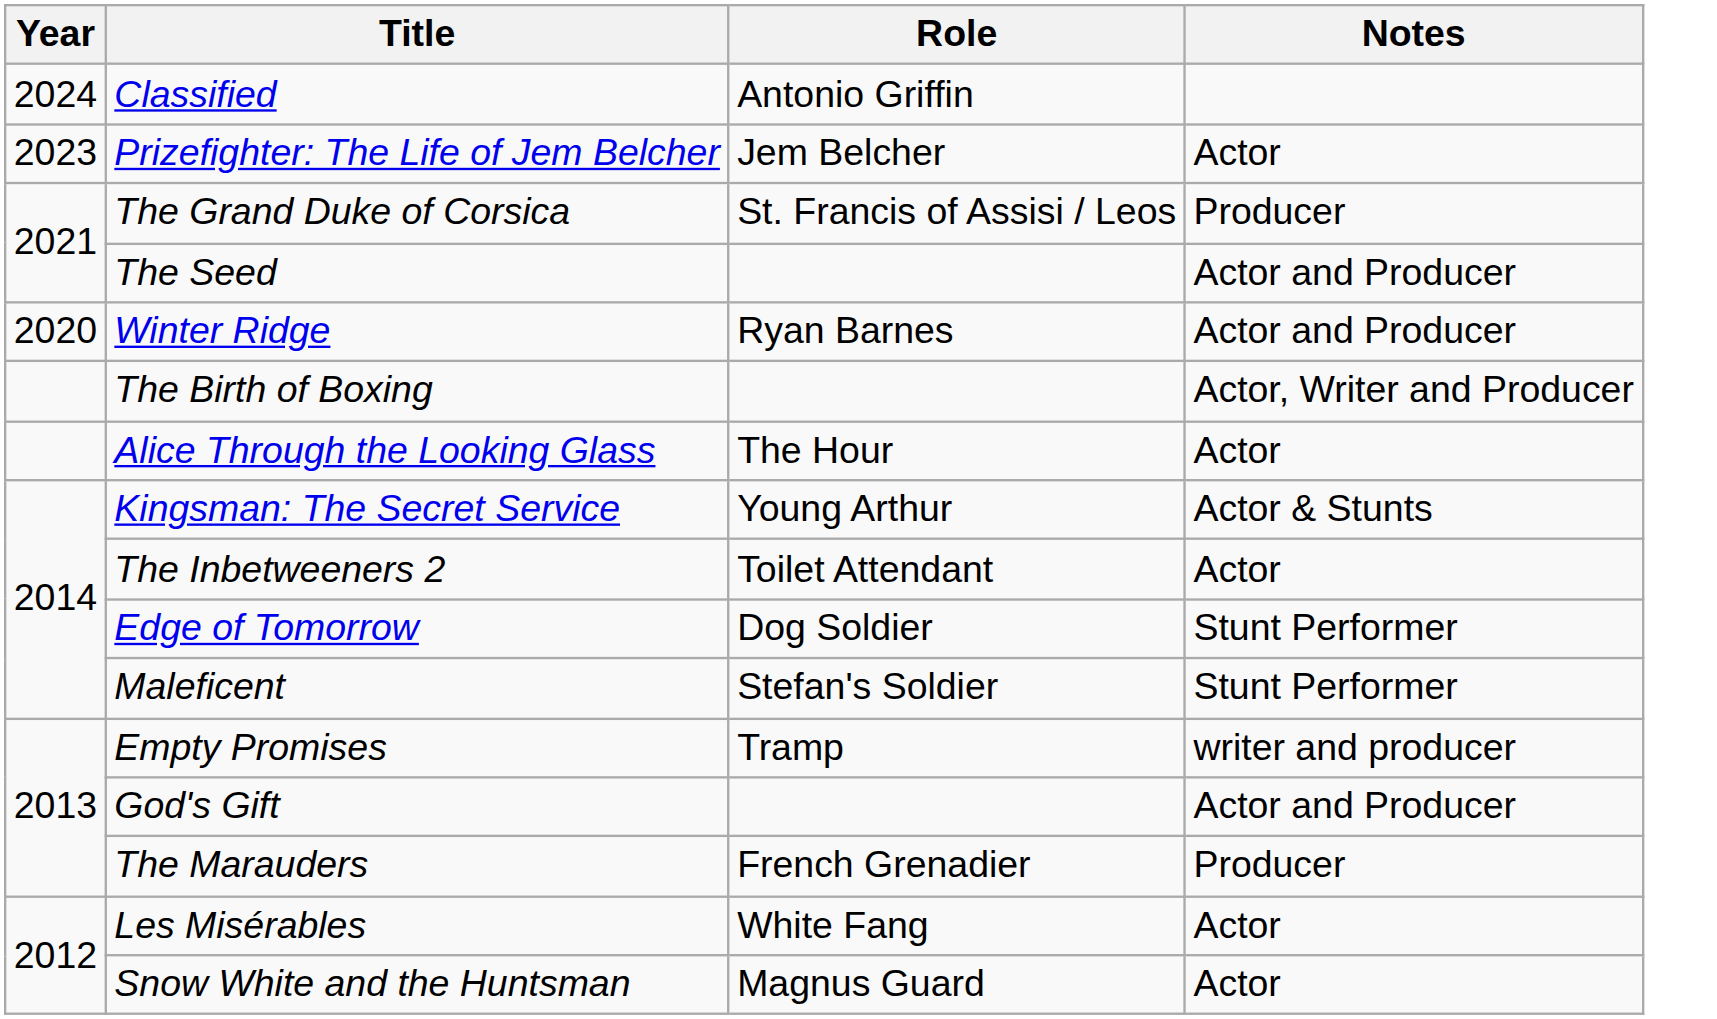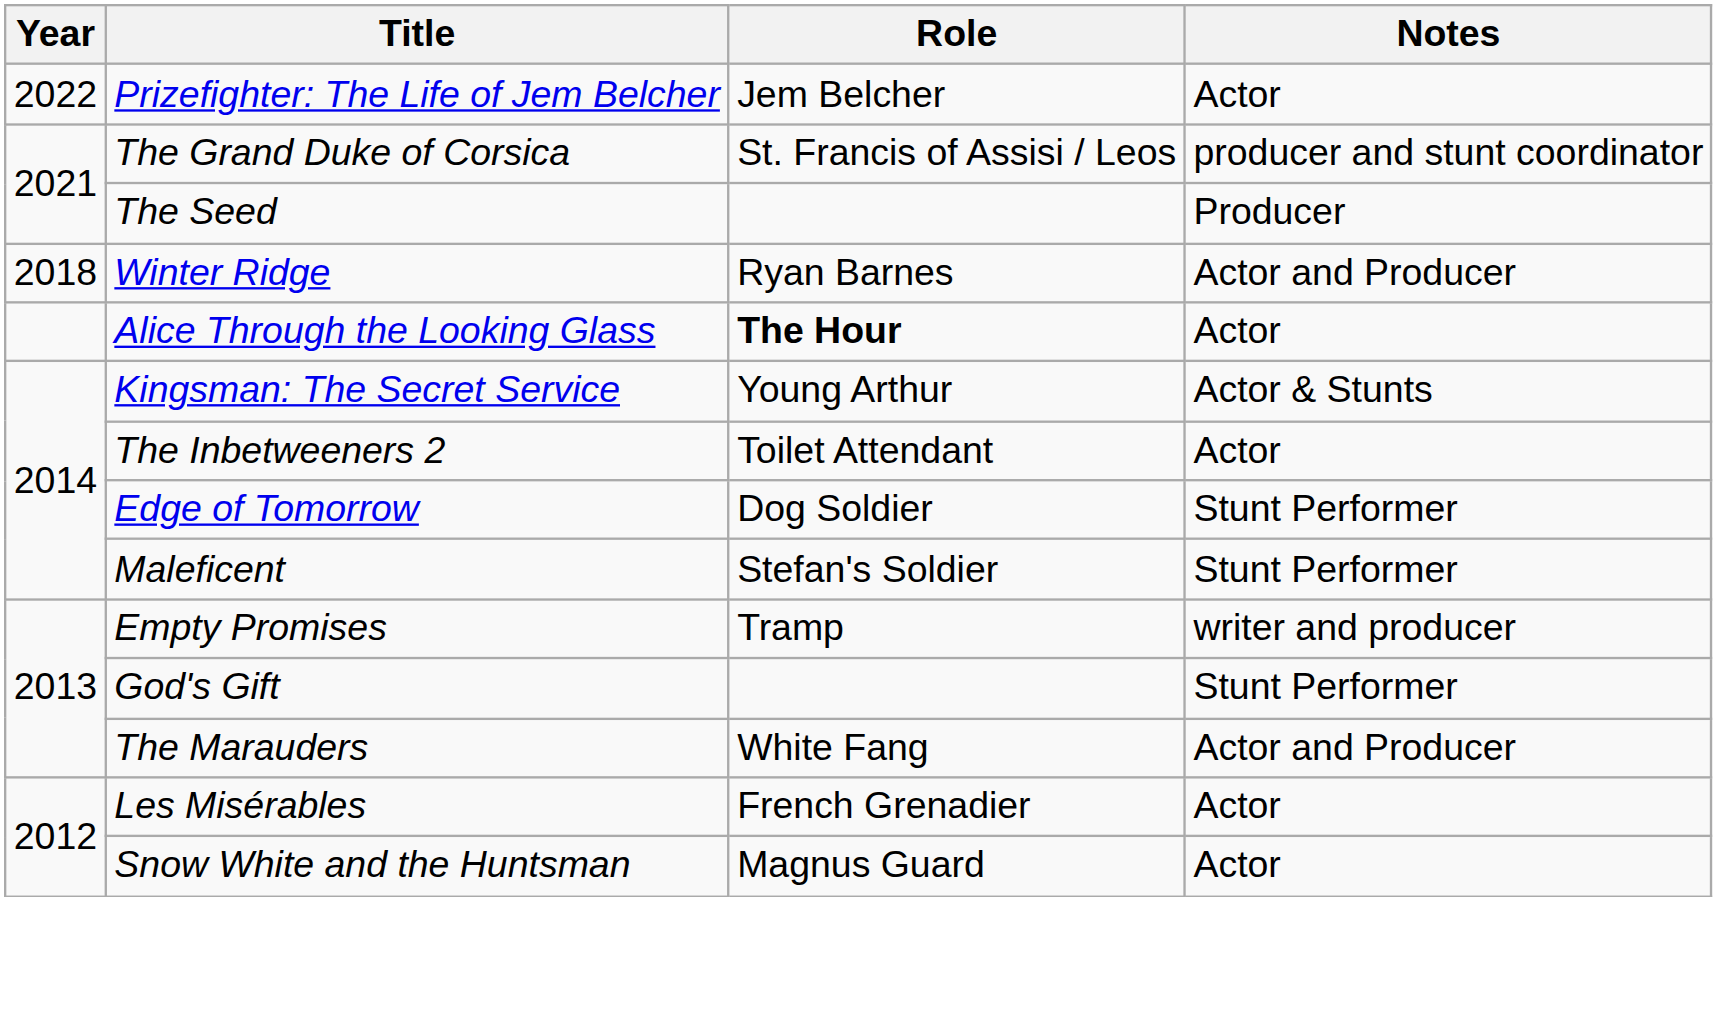- row: (195, 93)
(55, 152) 2023 -> (55, 93) 2022
(1269, 212) Producer -> (1448, 152) producer and stunt coordinator
(1355, 271) Actor and Producer -> (1269, 212) Producer
(55, 331) 2020 -> (55, 271) 2018
- row: (274, 390)
(815, 449) normal -> (819, 331) bold
(1355, 806) Actor and Producer -> (1326, 687) Stunt Performer
(884, 865) French Grenadier -> (833, 746) White Fang
(1269, 865) Producer -> (1355, 746) Actor and Producer
(833, 924) White Fang -> (884, 806) French Grenadier
